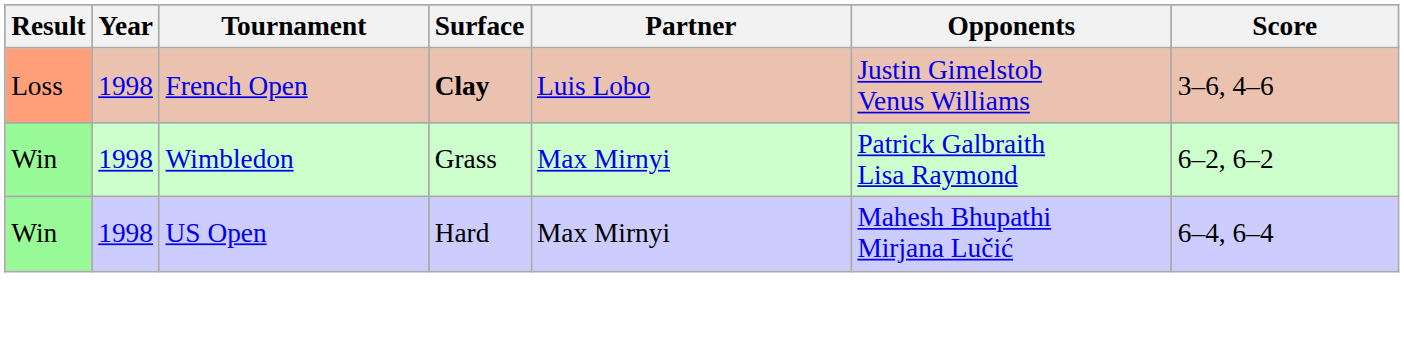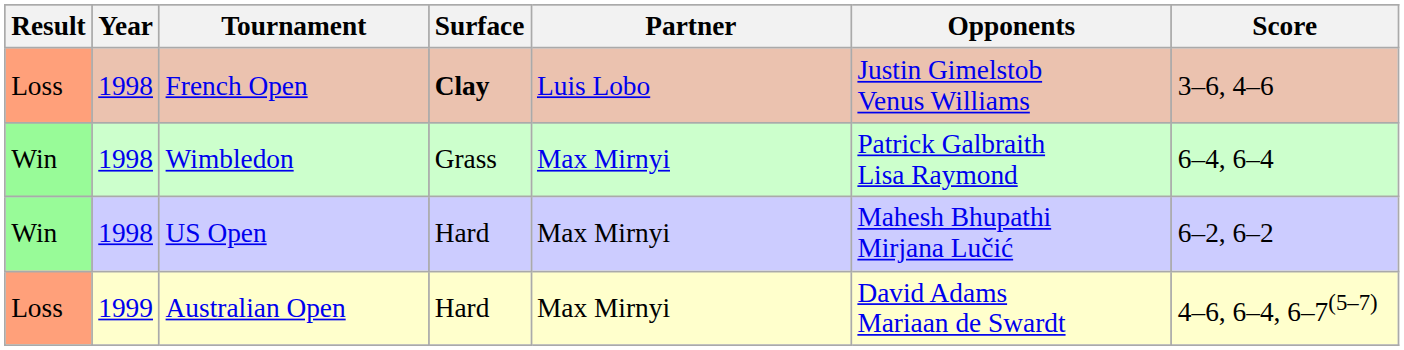(1226, 159) 6–2, 6–2 -> (1226, 159) 6–4, 6–4
(1226, 233) 6–4, 6–4 -> (1226, 233) 6–2, 6–2
+ row: (256, 307)
